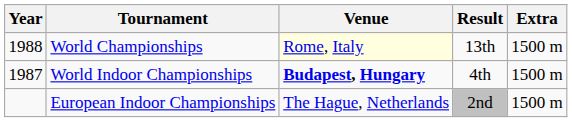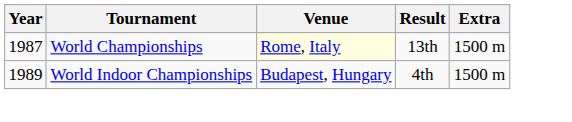(26, 46) 1988 -> (26, 46) 1987
(26, 74) 1987 -> (26, 74) 1989
(354, 74) bold -> (326, 74) normal
- row: (163, 102)
